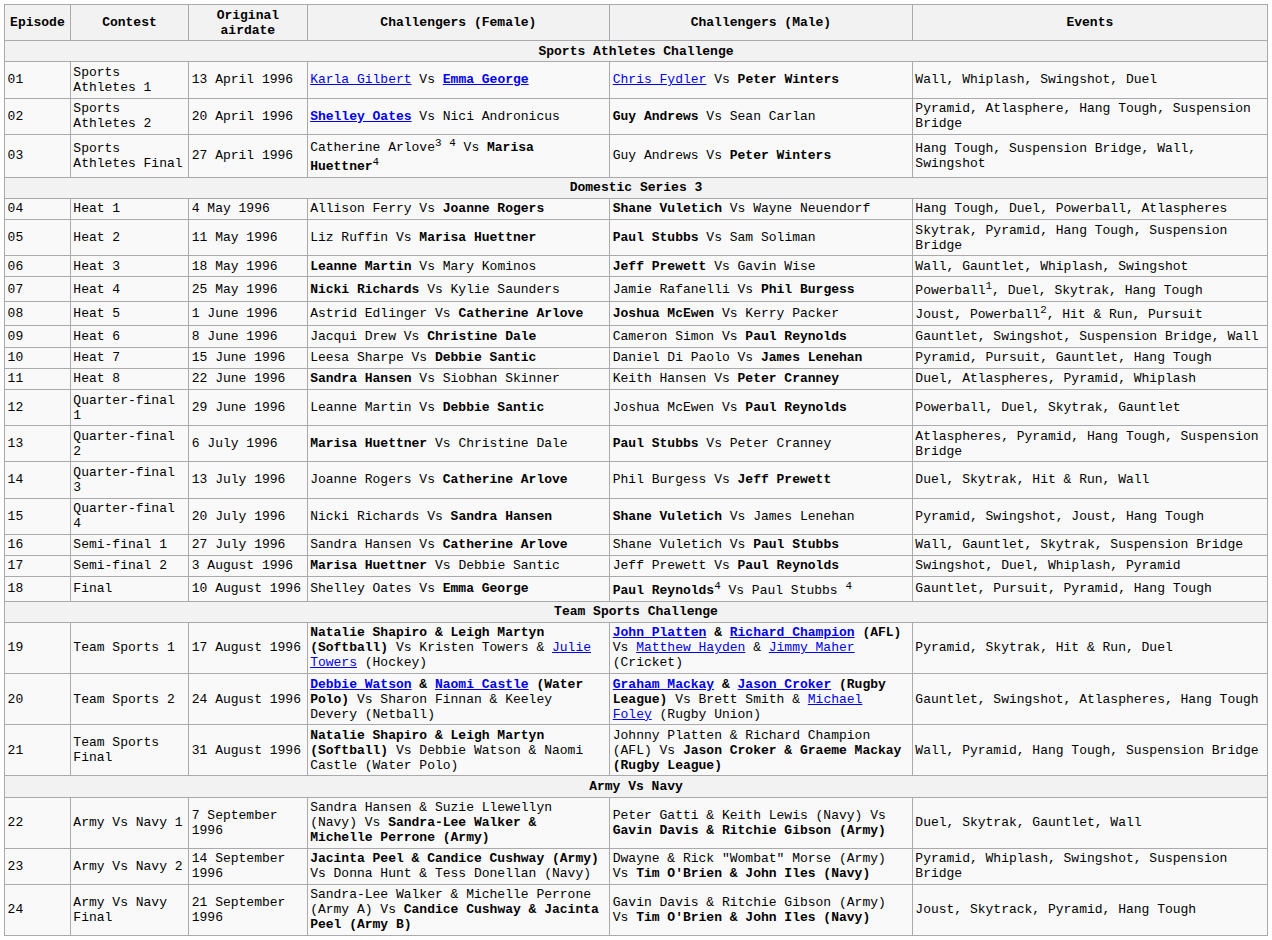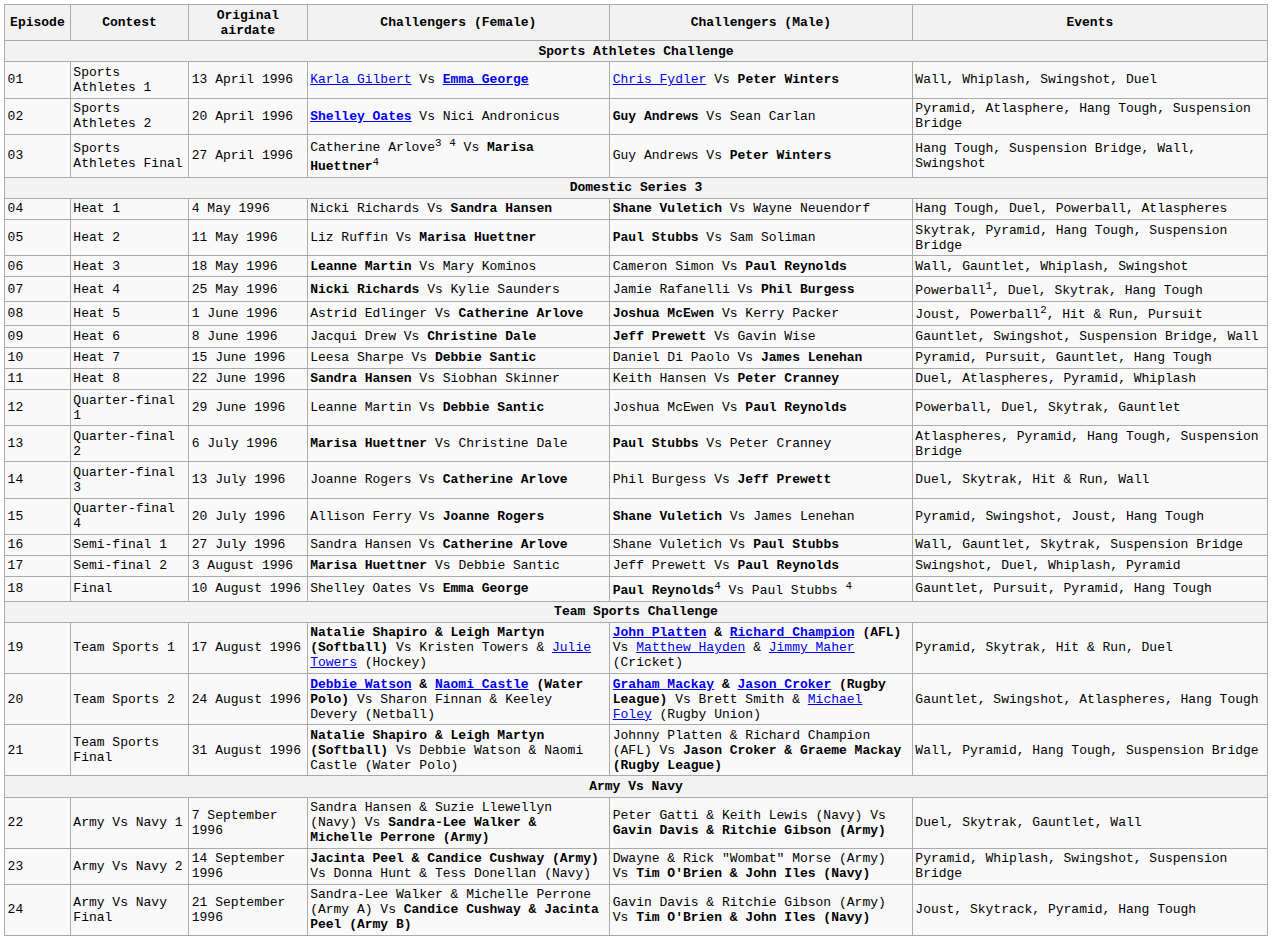(427, 209) Allison Ferry Vs Joanne Rogers -> (431, 209) Nicki Richards Vs Sandra Hansen
(714, 266) Jeff Prewett Vs Gavin Wise -> (730, 266) Cameron Simon Vs Paul Reynolds
(730, 336) Cameron Simon Vs Paul Reynolds -> (714, 336) Jeff Prewett Vs Gavin Wise
(431, 516) Nicki Richards Vs Sandra Hansen -> (427, 516) Allison Ferry Vs Joanne Rogers
